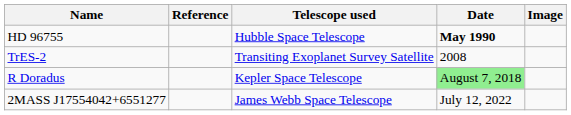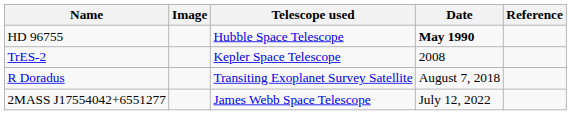columns swapped: (545, 15) <-> (200, 15)
(334, 57) Transiting Exoplanet Survey Satellite -> (277, 57) Kepler Space Telescope
(298, 78) Kepler Space Telescope -> (313, 78) Transiting Exoplanet Survey Satellite
(481, 78) lightgreen background -> (459, 78) no background
